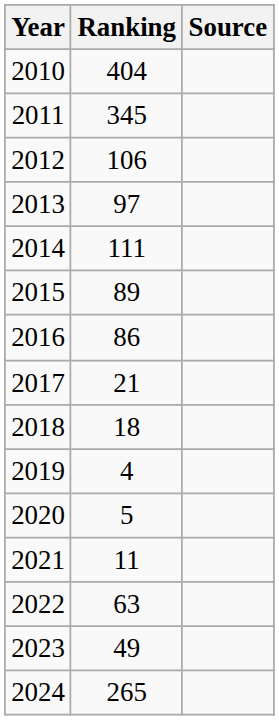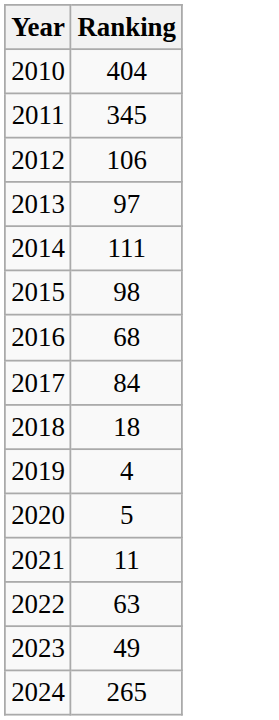- column: (228, 26)
(127, 293) 89 -> (127, 293) 98
(127, 337) 86 -> (127, 337) 68
(127, 381) 21 -> (127, 381) 84
